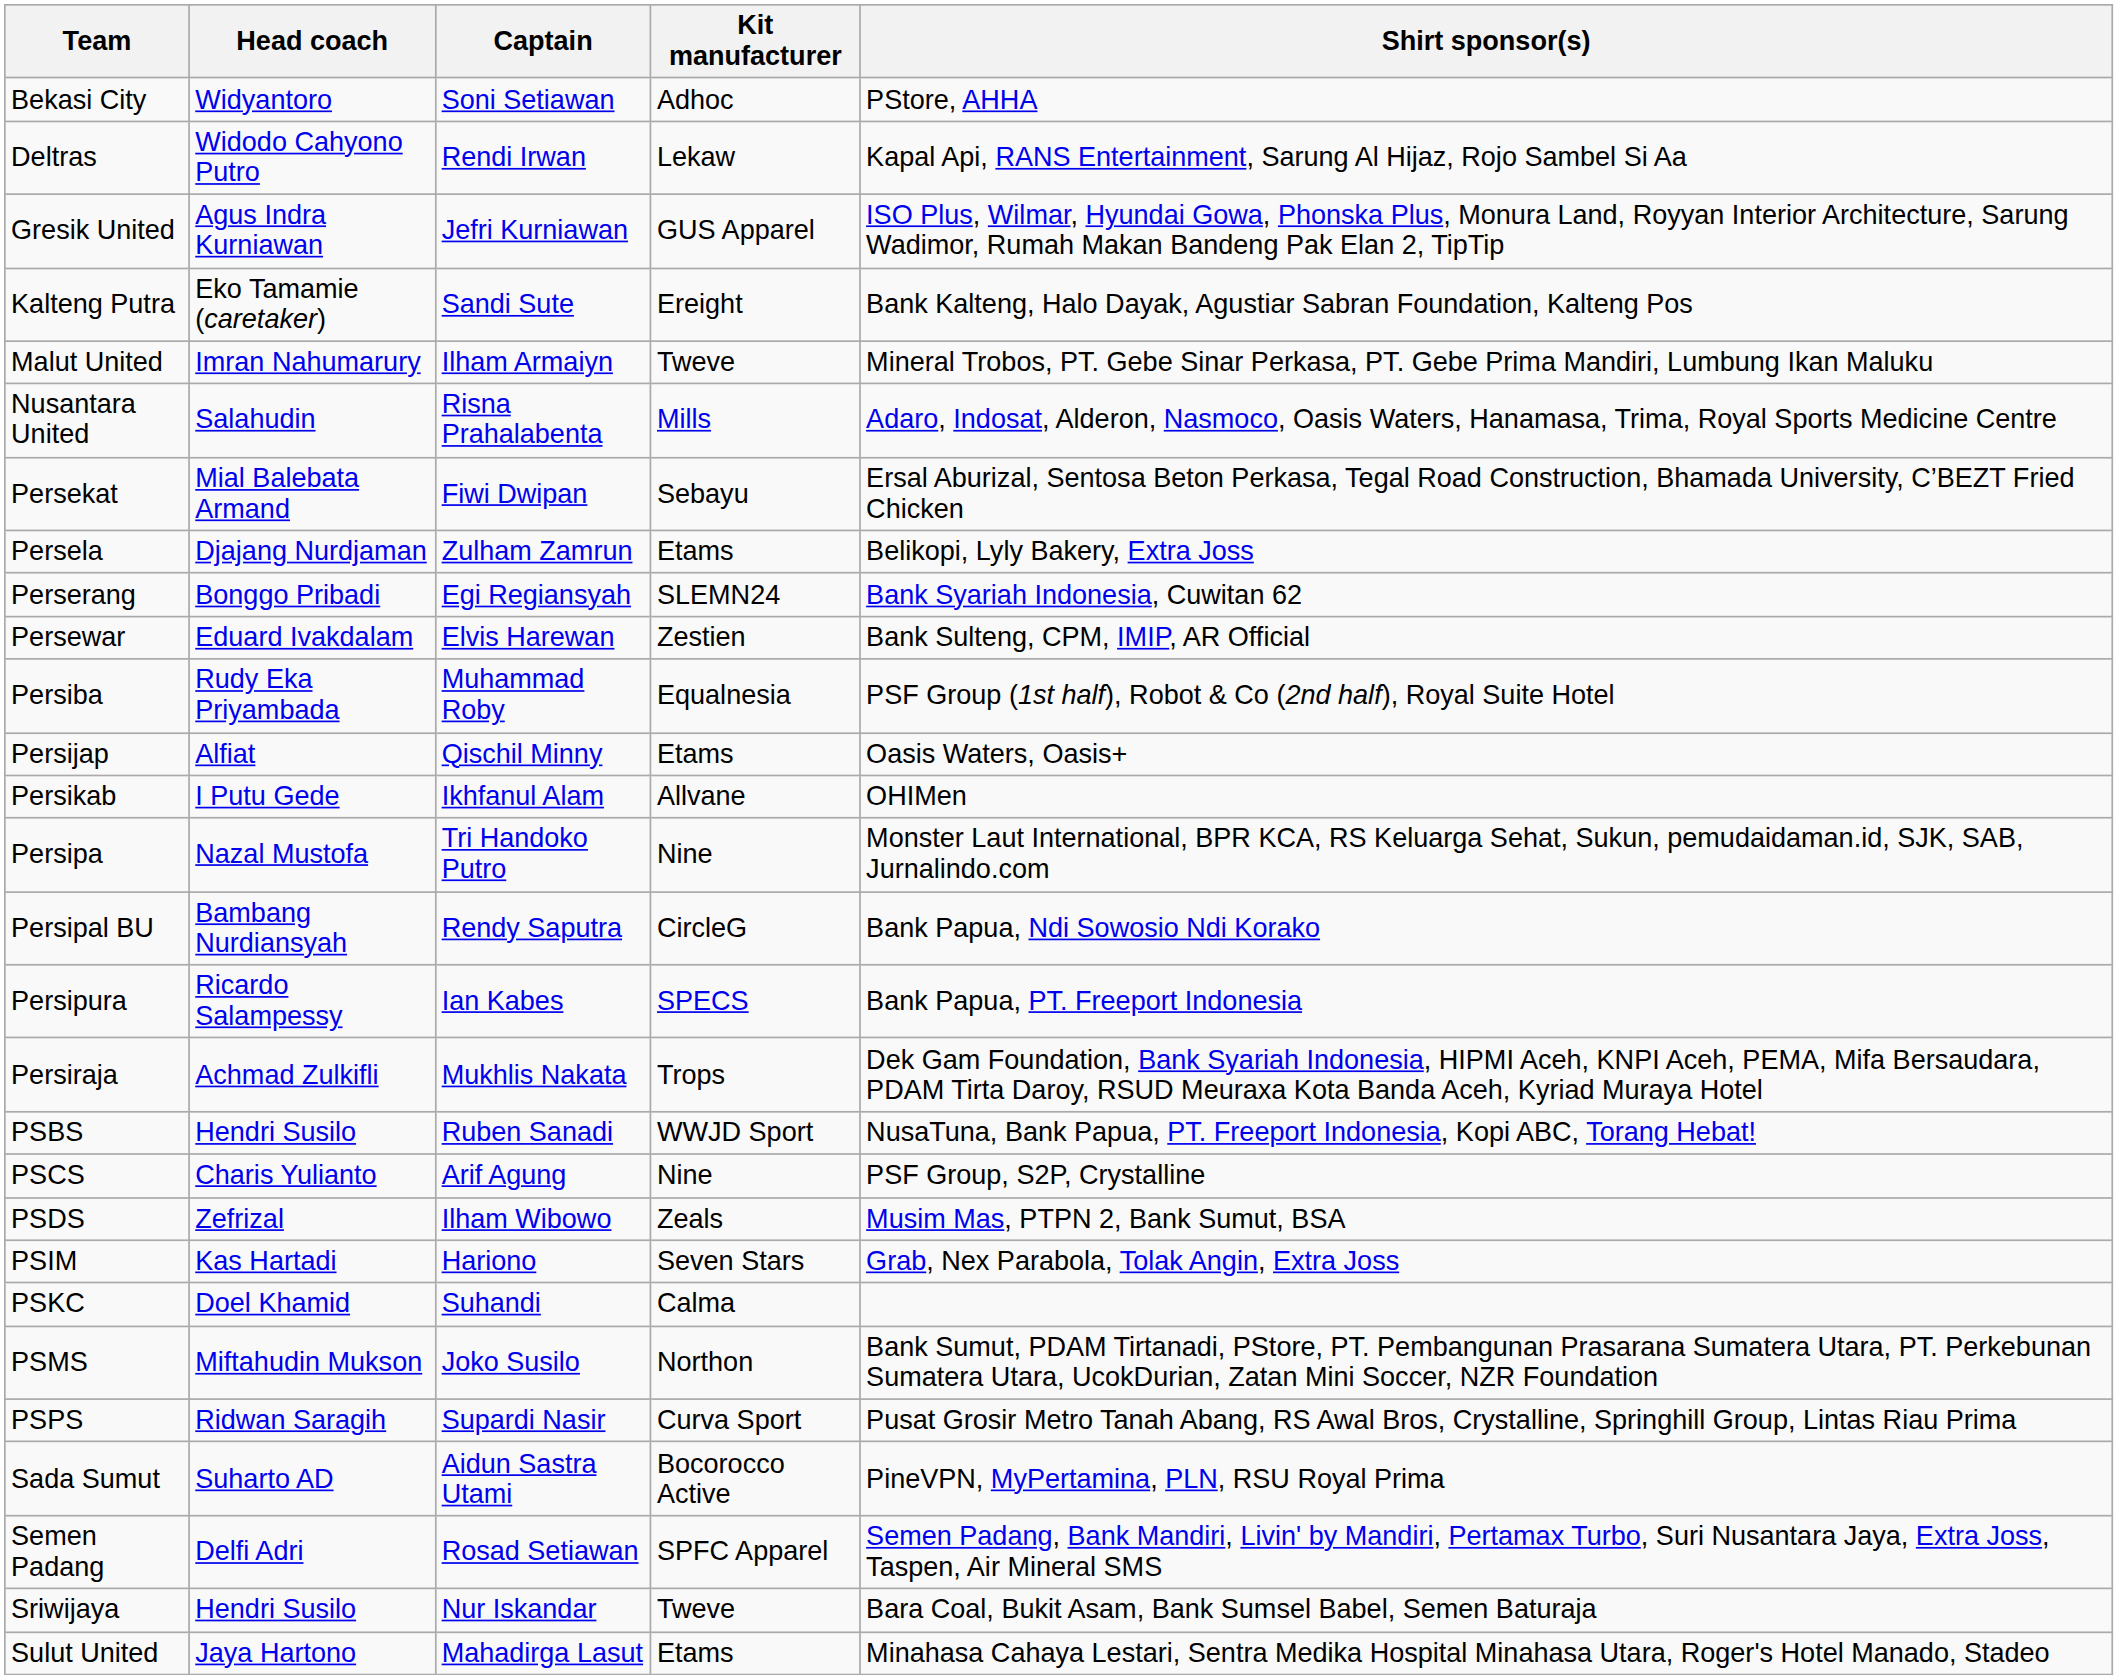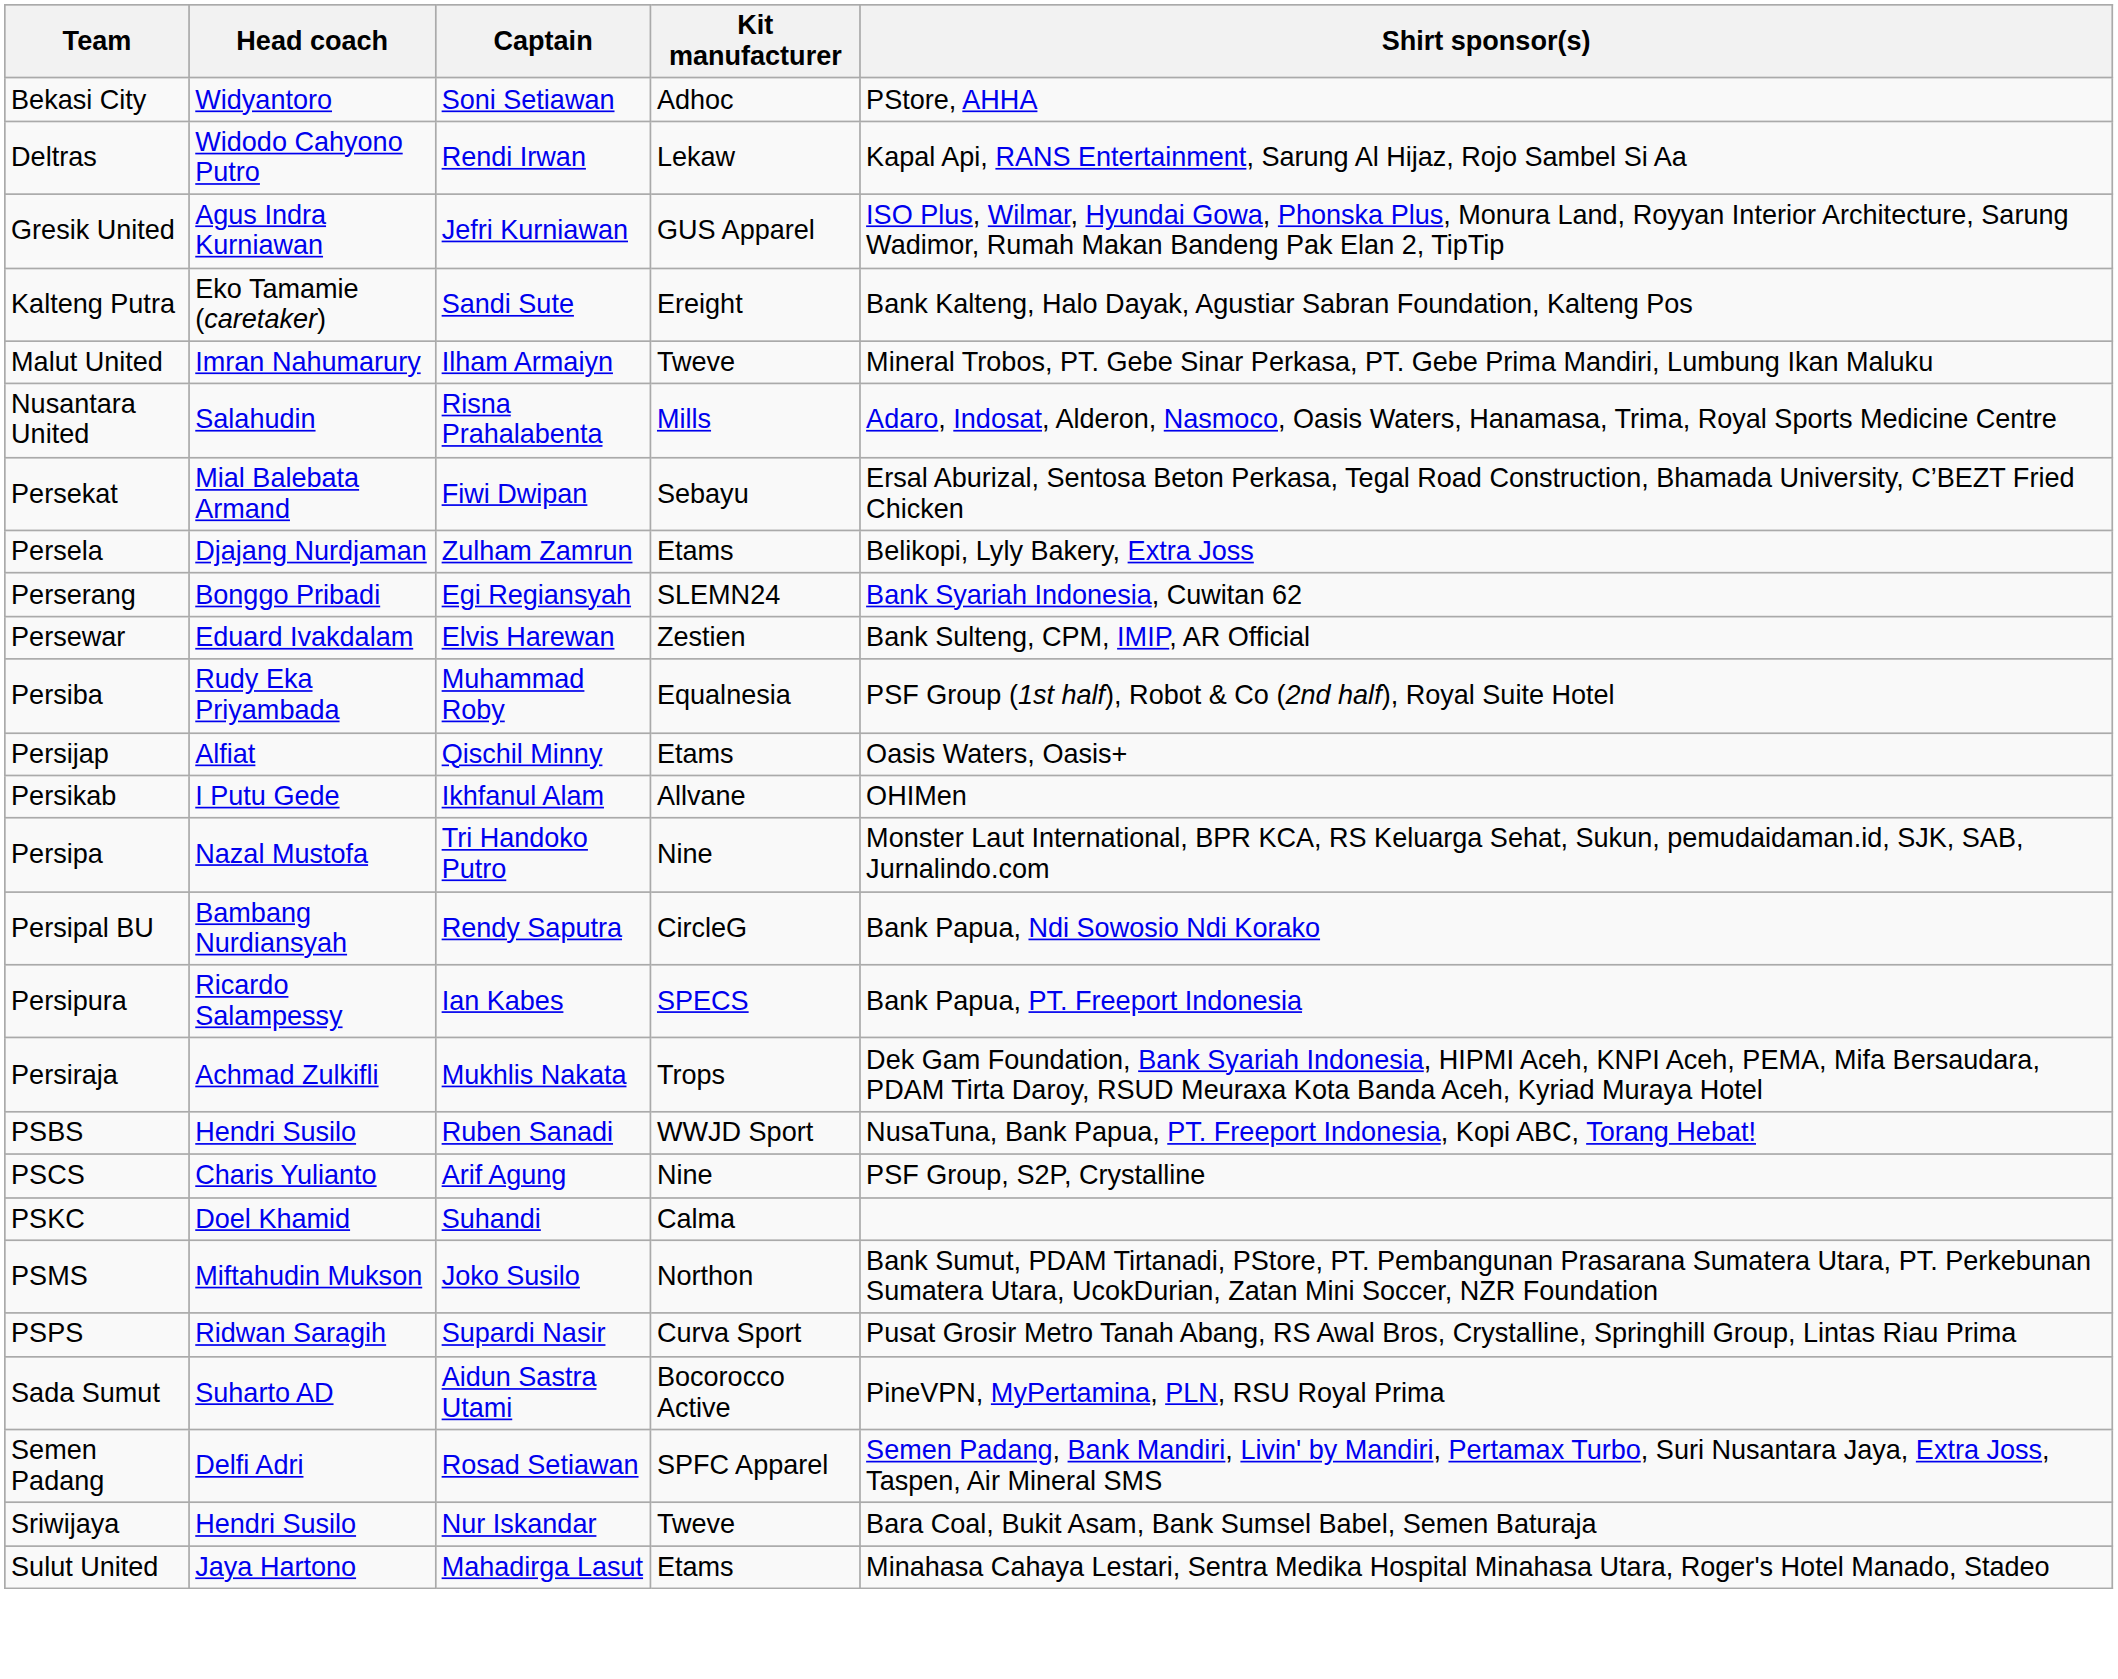- row: (48, 1218)
- row: (44, 1261)
